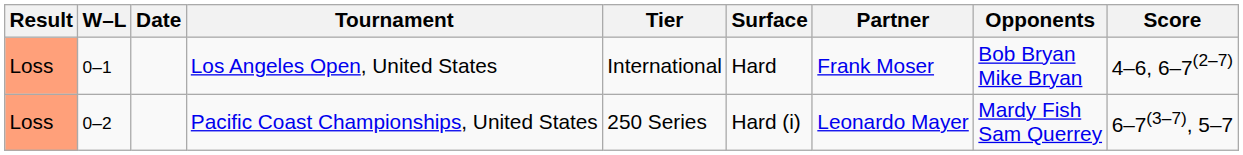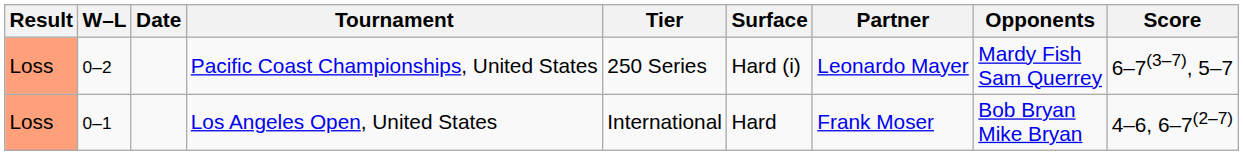rows swapped: (344, 65) <-> (394, 122)
